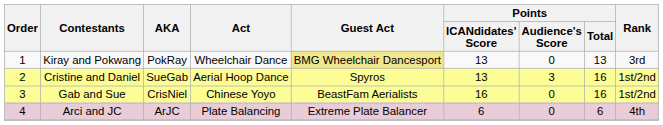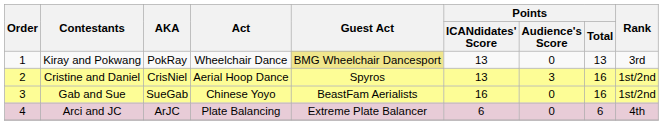(167, 77) SueGab -> (167, 77) CrisNiel
(167, 94) CrisNiel -> (167, 94) SueGab
